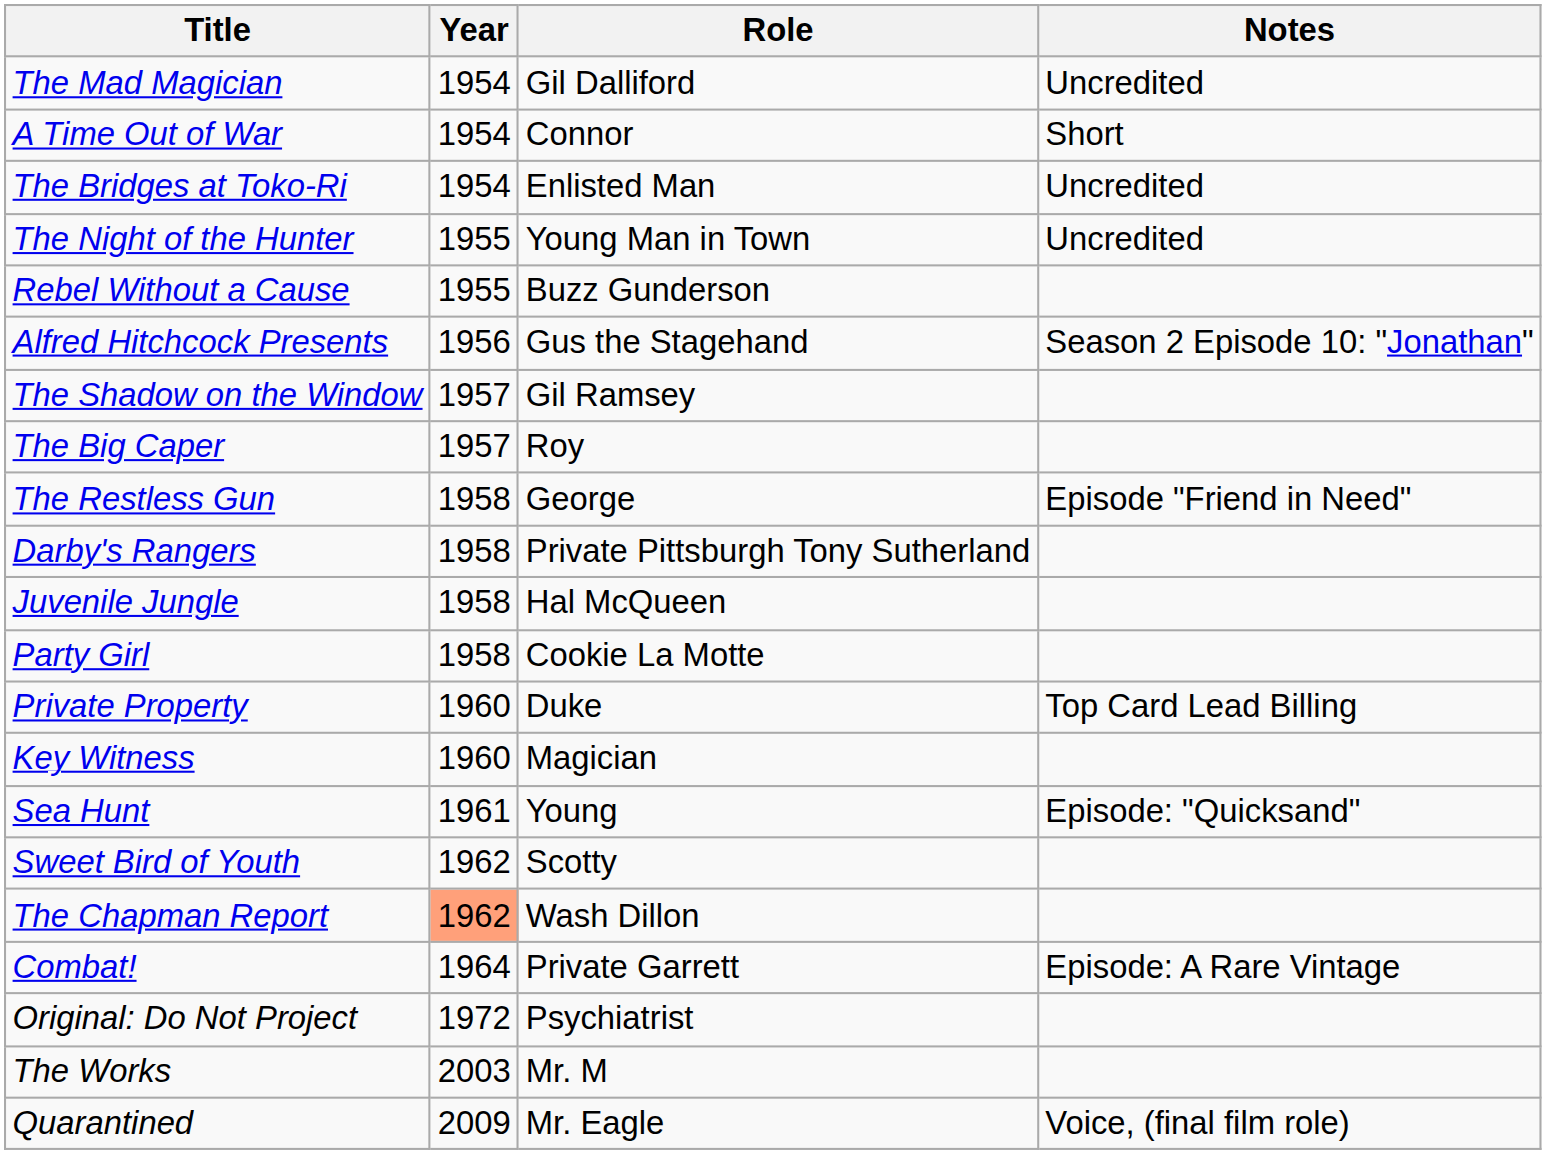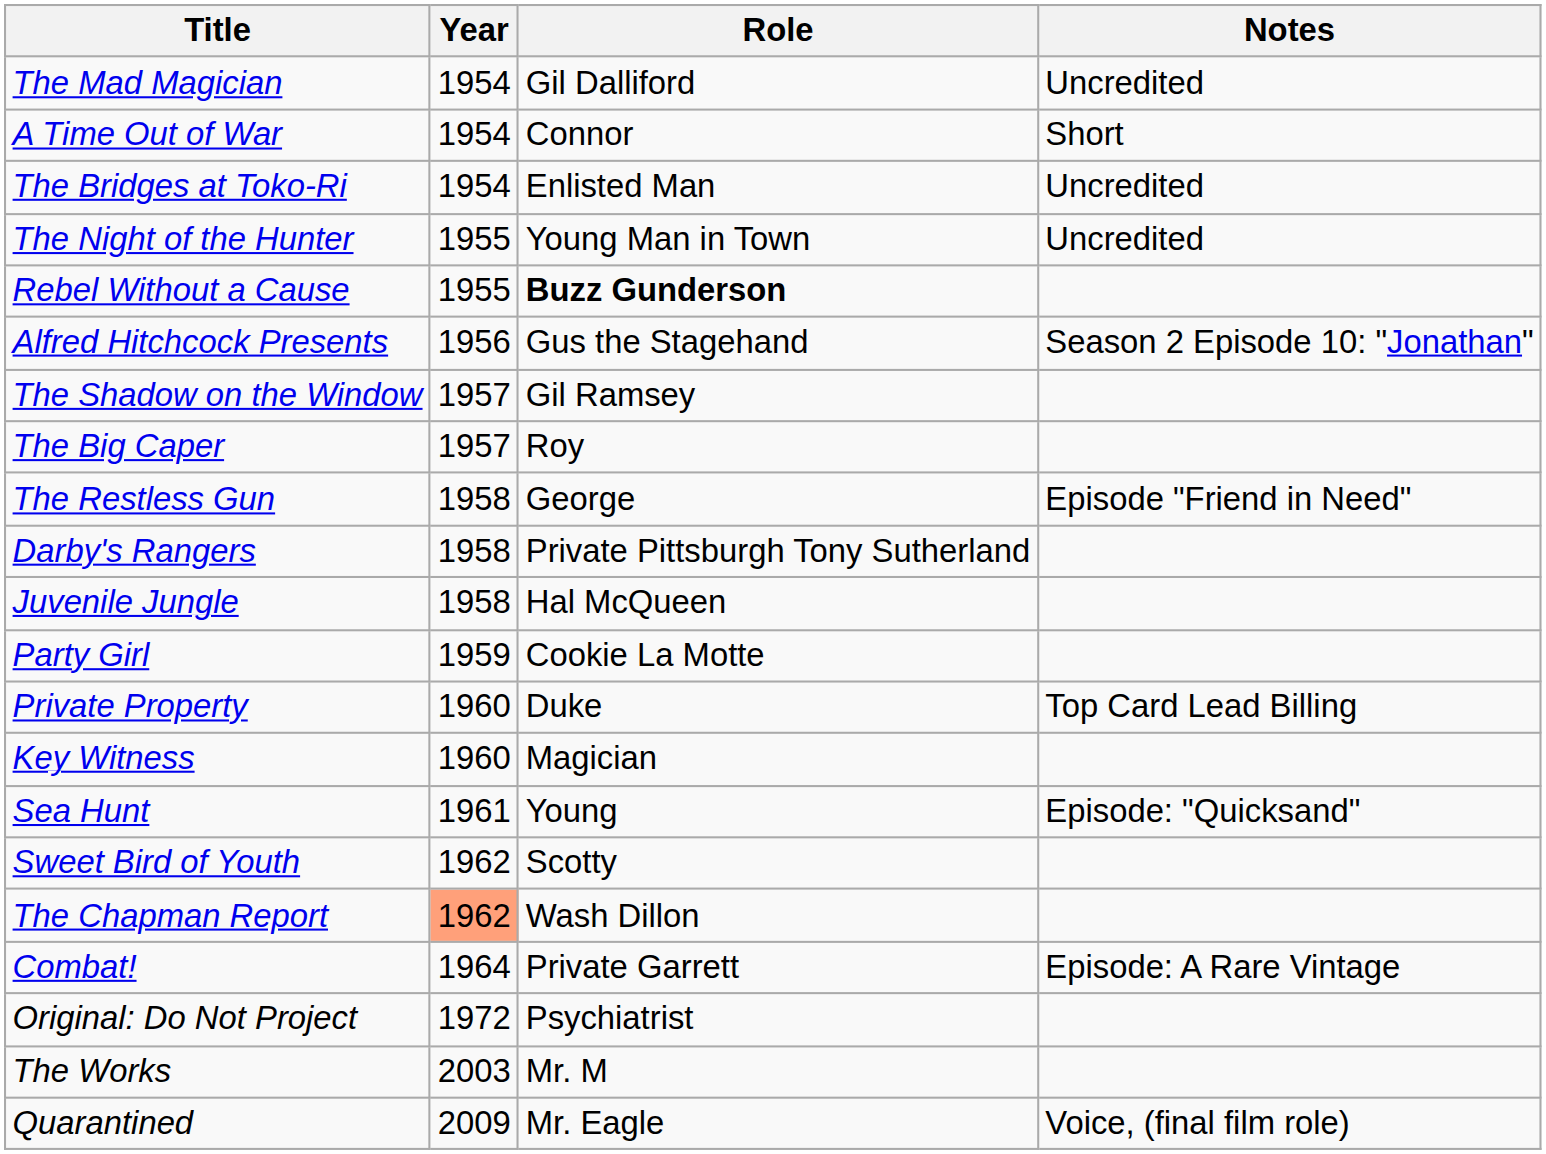(648, 290) normal -> (656, 290) bold
(474, 654) 1958 -> (474, 654) 1959
